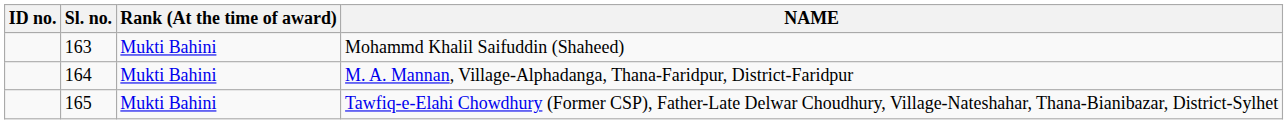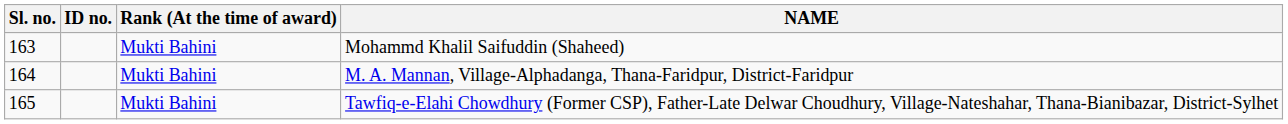columns swapped: (88, 18) <-> (33, 18)
